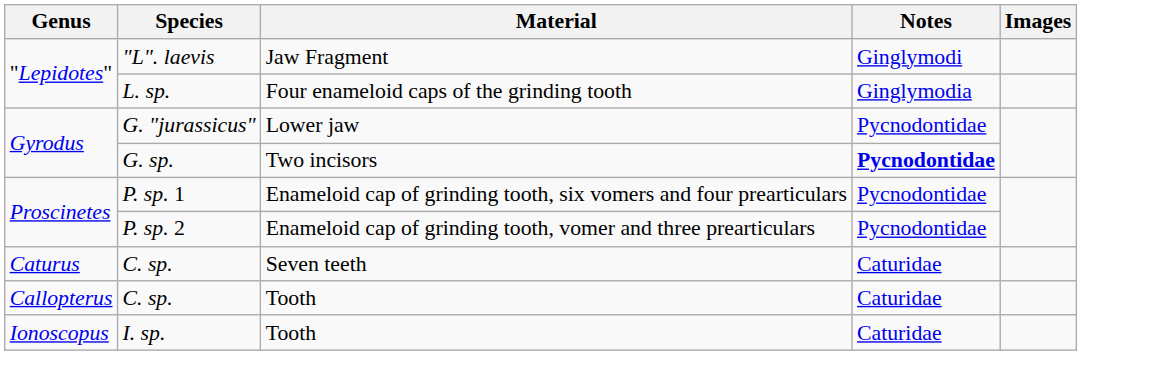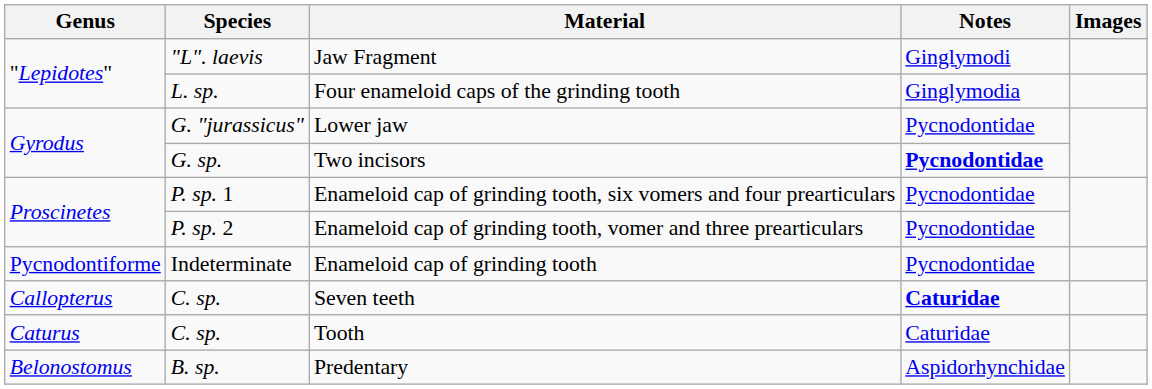+ row: (231, 263)
(45, 263) Caturus -> (61, 297) Callopterus
(899, 263) normal -> (952, 297) bold
(61, 297) Callopterus -> (45, 332) Caturus
- row: (144, 332)
+ row: (195, 366)
